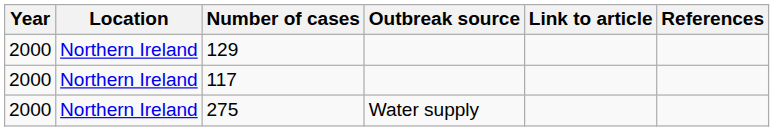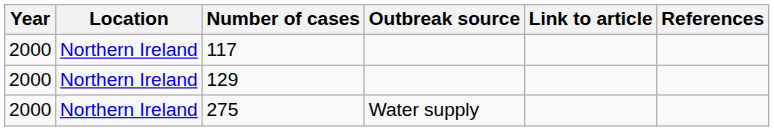rows swapped: (222, 49) <-> (222, 79)
